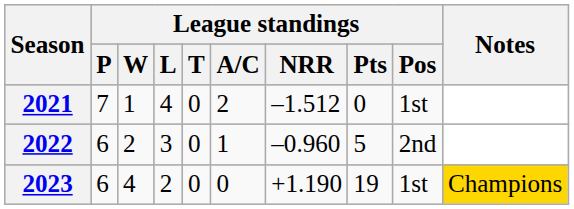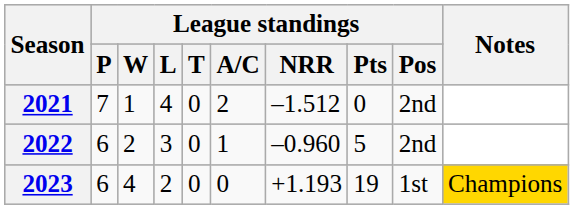(413, 104) 1st -> (417, 104) 2nd
(307, 183) +1.190 -> (307, 183) +1.193
